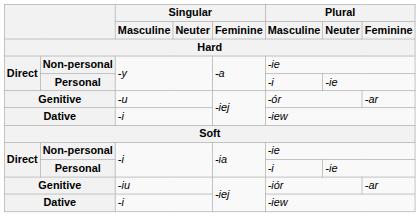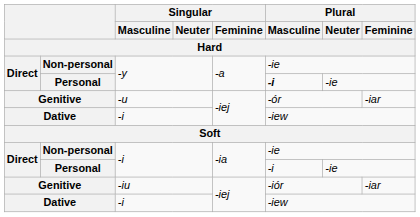(271, 82) normal -> (271, 82) bold
(371, 99) -ar -> (373, 99) -iar
(371, 185) -ar -> (373, 185) -iar
